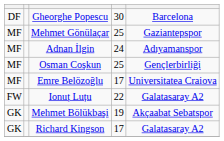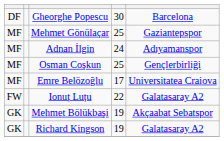(119, 129) 17 -> (119, 129) 19
